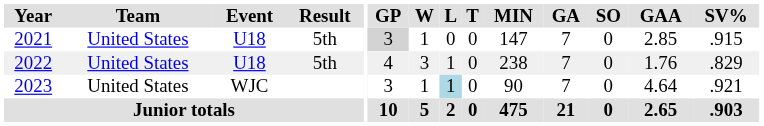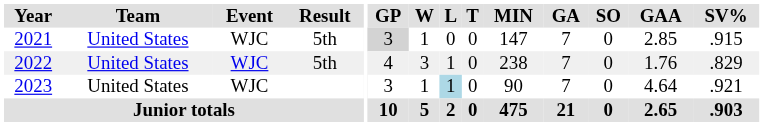(249, 39) U18 -> (249, 39) WJC
(249, 62) U18 -> (249, 62) WJC
